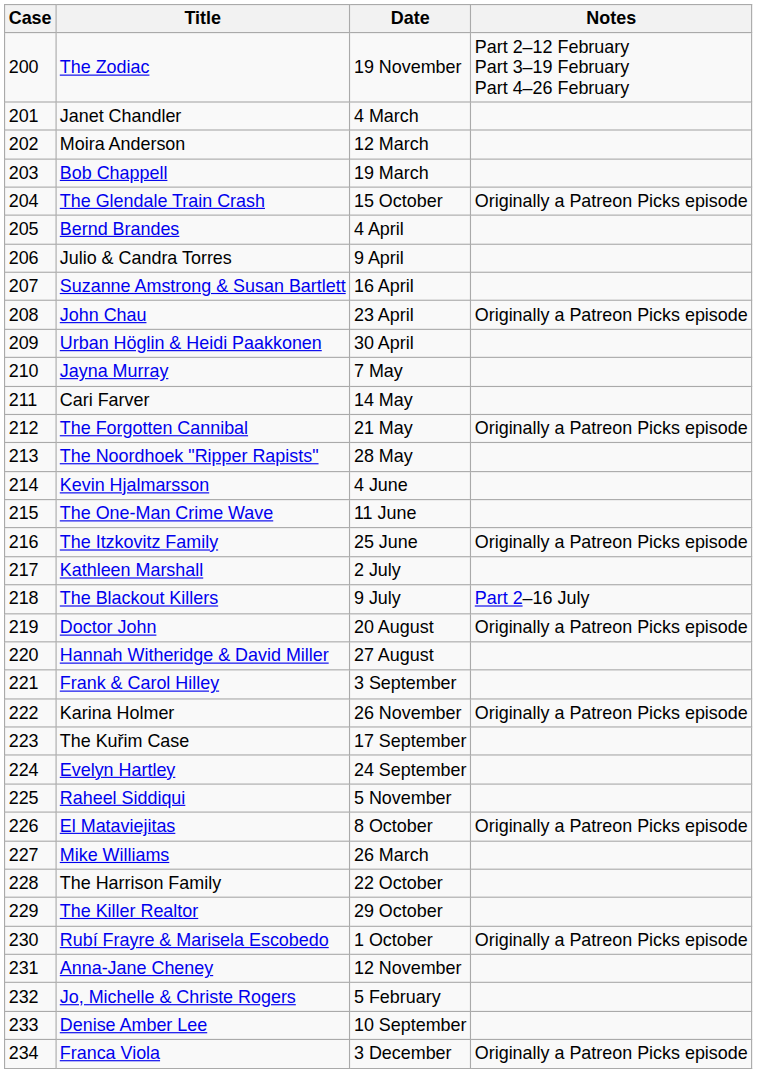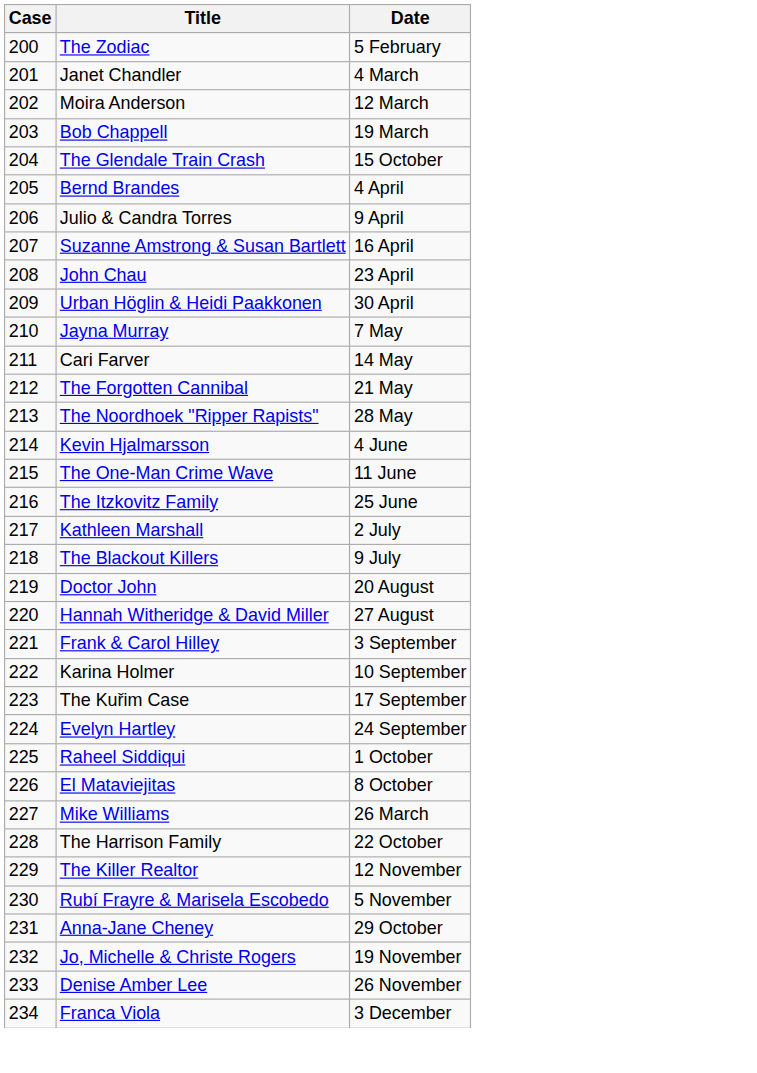- column: (611, 18)
(408, 67) 19 November -> (397, 47) 5 February
(408, 712) 26 November -> (410, 672) 10 September
(403, 797) 5 November -> (393, 757) 1 October
(398, 911) 29 October -> (408, 871) 12 November
(393, 940) 1 October -> (403, 899) 5 November
(408, 968) 12 November -> (398, 928) 29 October
(397, 996) 5 February -> (408, 956) 19 November
(410, 1025) 10 September -> (408, 984) 26 November
